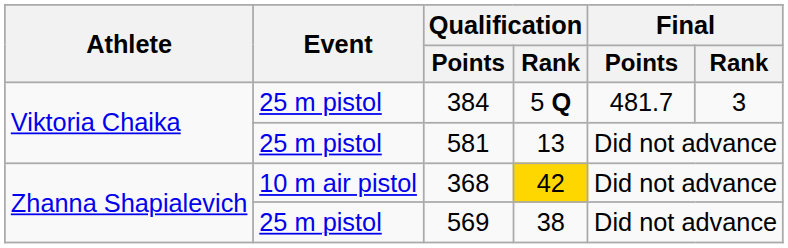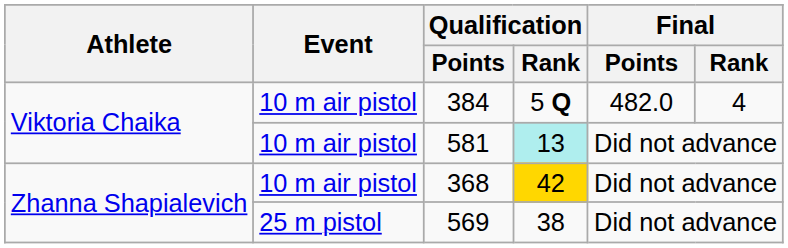(321, 103) 25 m pistol -> (338, 103) 10 m air pistol
(641, 103) 481.7 -> (641, 103) 482.0
(739, 103) 3 -> (739, 103) 4
(321, 143) 25 m pistol -> (338, 143) 10 m air pistol
(551, 143) no background -> (551, 143) paleturquoise background
